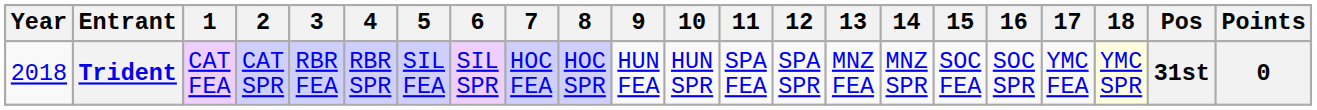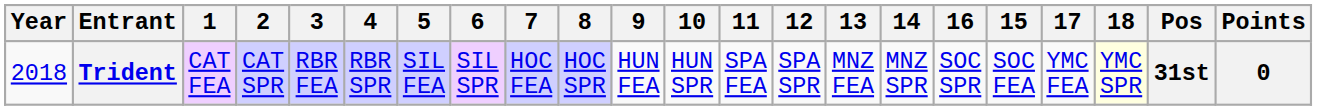columns swapped: (960, 24) <-> (1014, 24)
